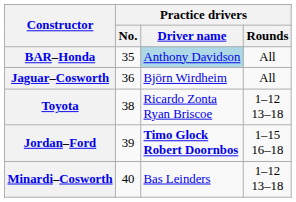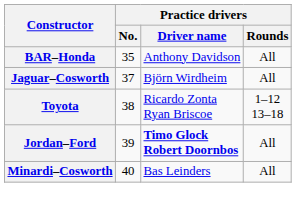(192, 56) lightblue background -> (192, 56) no background
(128, 77) 36 -> (128, 77) 37
(267, 142) 1–15 16–18 -> (267, 142) All
(267, 178) 1–12 13–18 -> (267, 171) All
